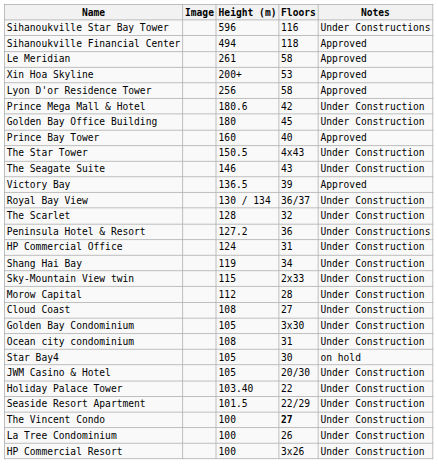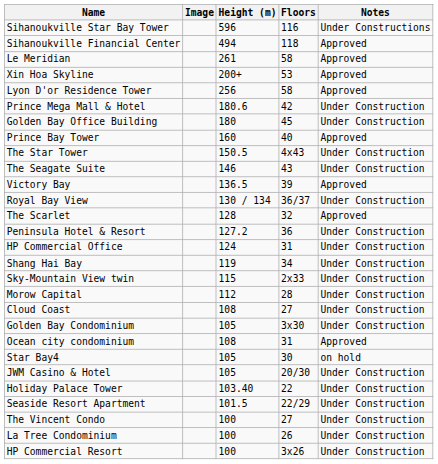(373, 216) Under Construction -> (344, 216) Approved
(375, 232) Under Constructions -> (373, 232) Under Construction
(373, 341) Under Construction -> (344, 341) Approved
(287, 420) bold -> (287, 420) normal
